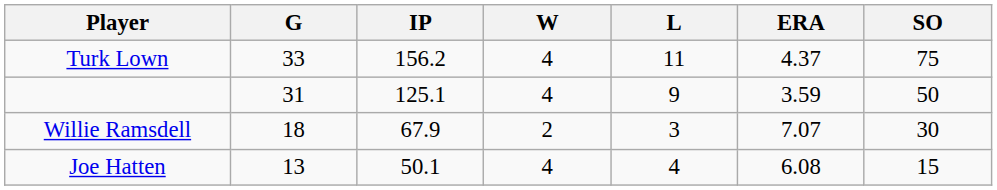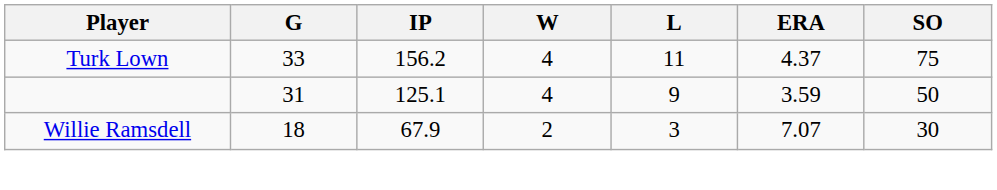- row: (117, 166)
